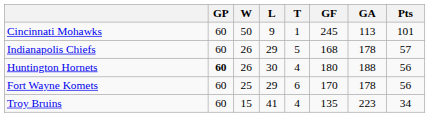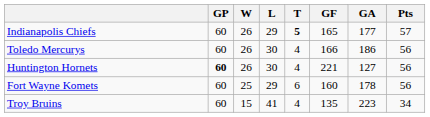- row: (54, 31)
(297, 49) normal -> (297, 31) bold
(329, 49) 168 -> (329, 31) 165
(367, 49) 178 -> (367, 31) 177
+ row: (46, 49)
(329, 67) 180 -> (329, 67) 221
(367, 67) 188 -> (367, 67) 127
(329, 85) 170 -> (329, 85) 160
